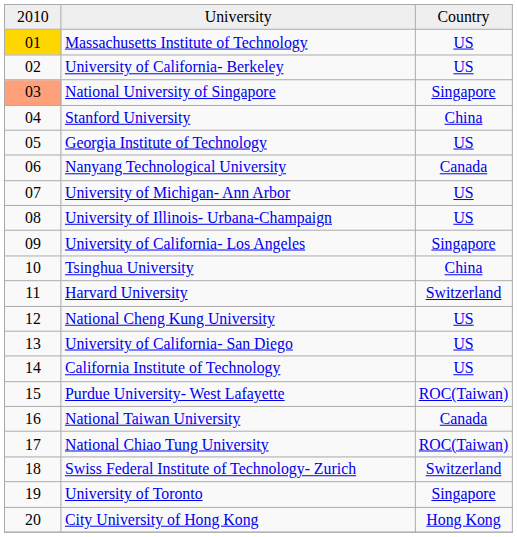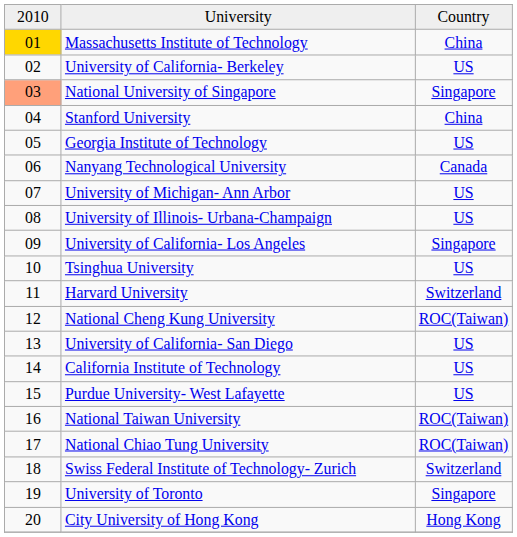(464, 42) US -> (463, 42) China
(463, 268) China -> (464, 268) US
(464, 318) US -> (464, 318) ROC(Taiwan)
(464, 393) ROC(Taiwan) -> (464, 393) US
(464, 419) Canada -> (464, 419) ROC(Taiwan)
